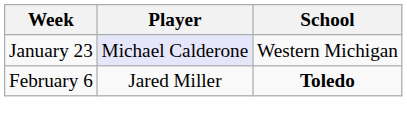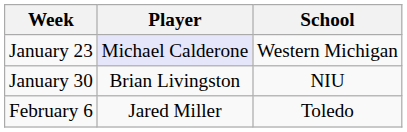+ row: (51, 80)
(327, 80) bold -> (327, 111) normal
